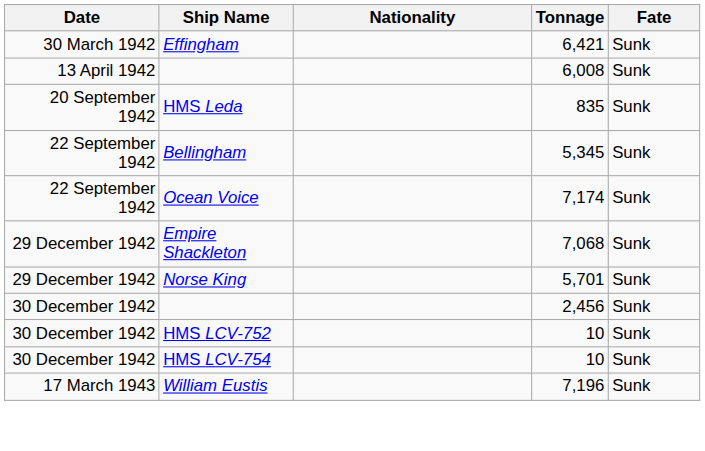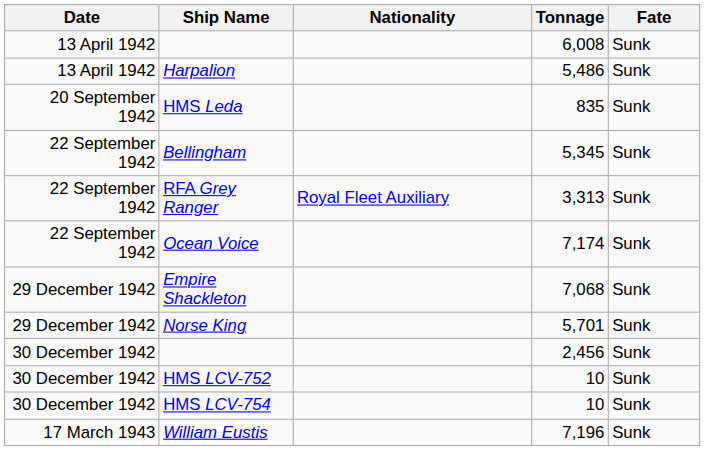- row: (201, 44)
+ row: (199, 71)
+ row: (200, 198)
